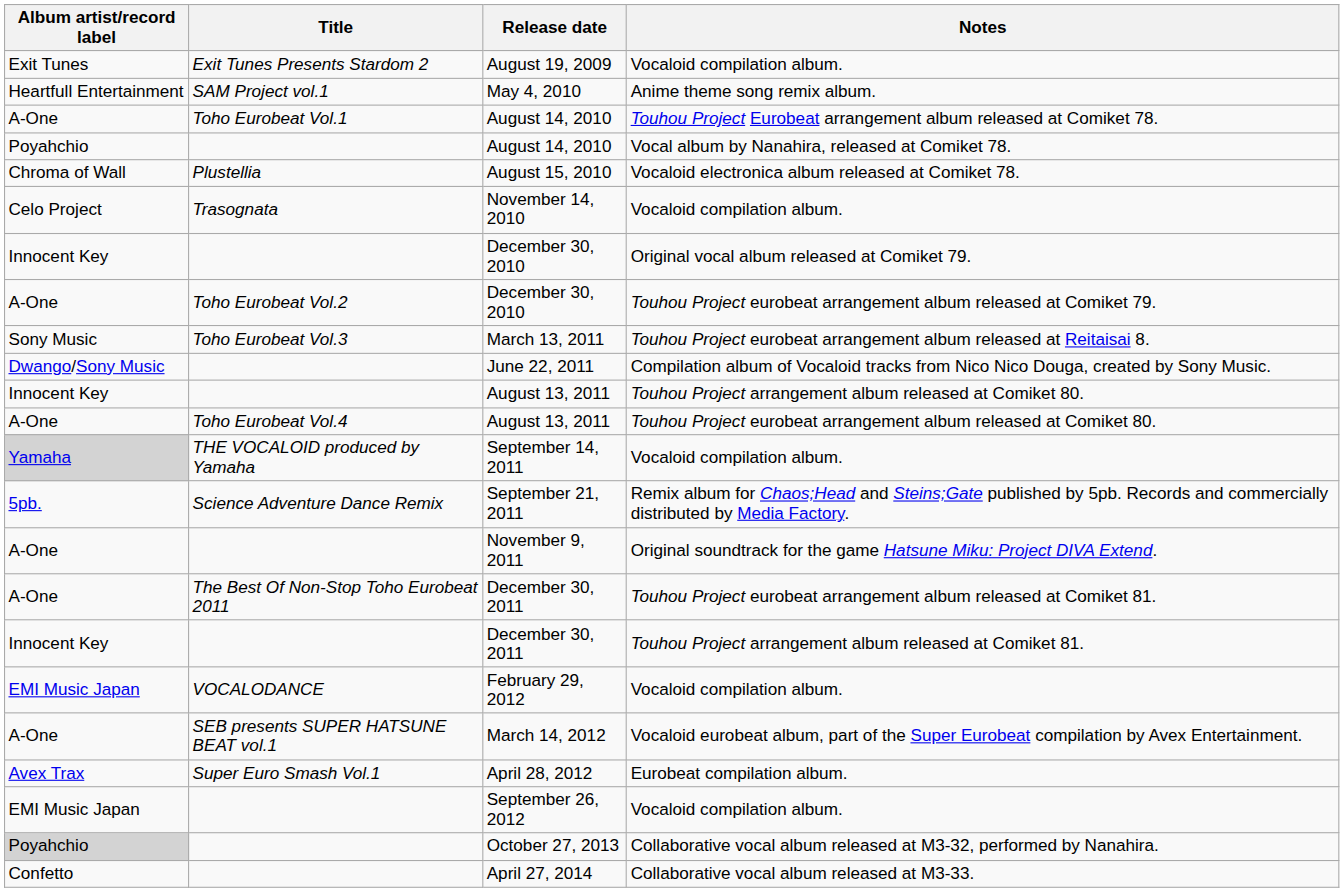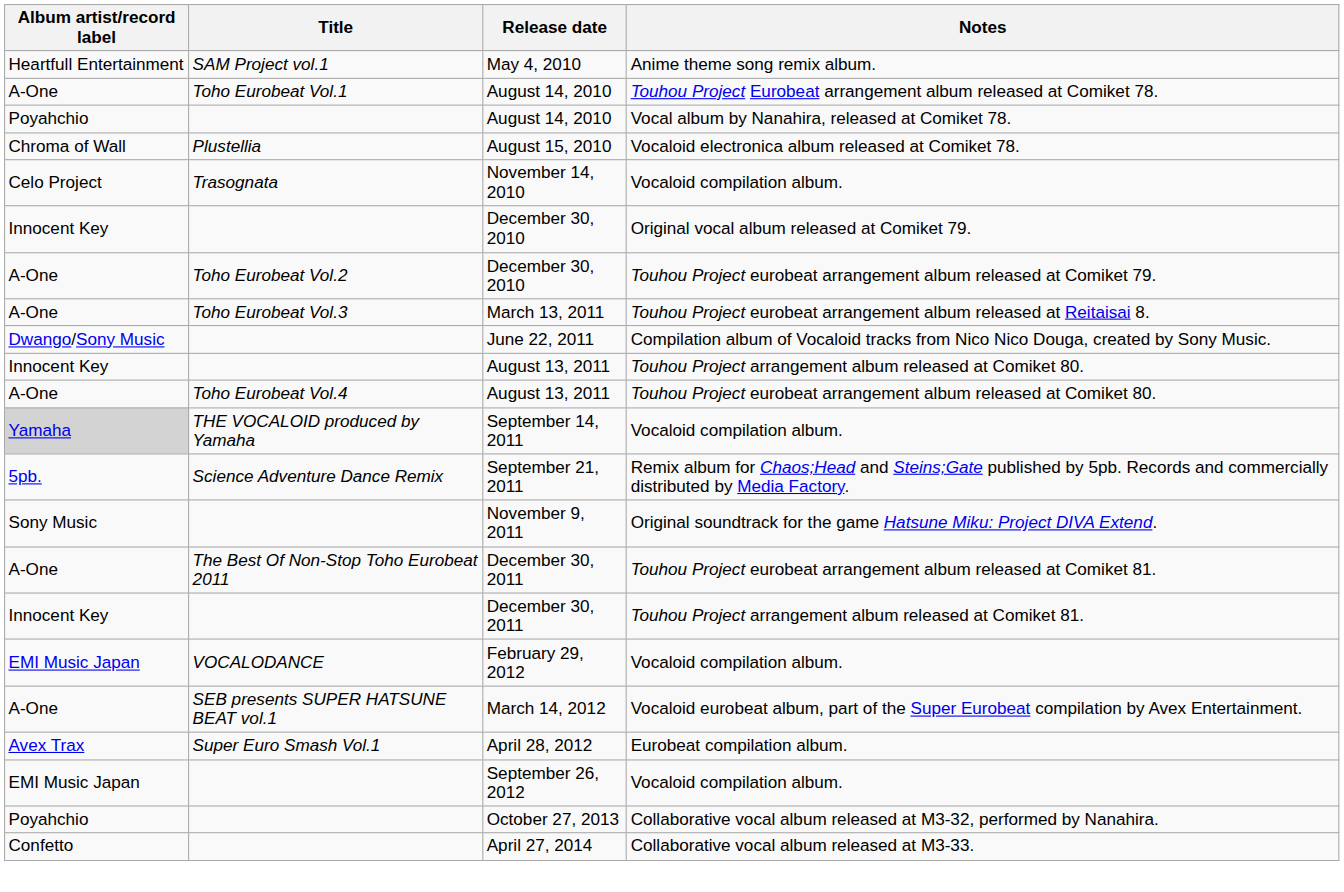- row: (549, 64)
(53, 339) Sony Music -> (33, 312) A-One
(33, 550) A-One -> (53, 523) Sony Music
(48, 846) lightgrey background -> (48, 819) no background
